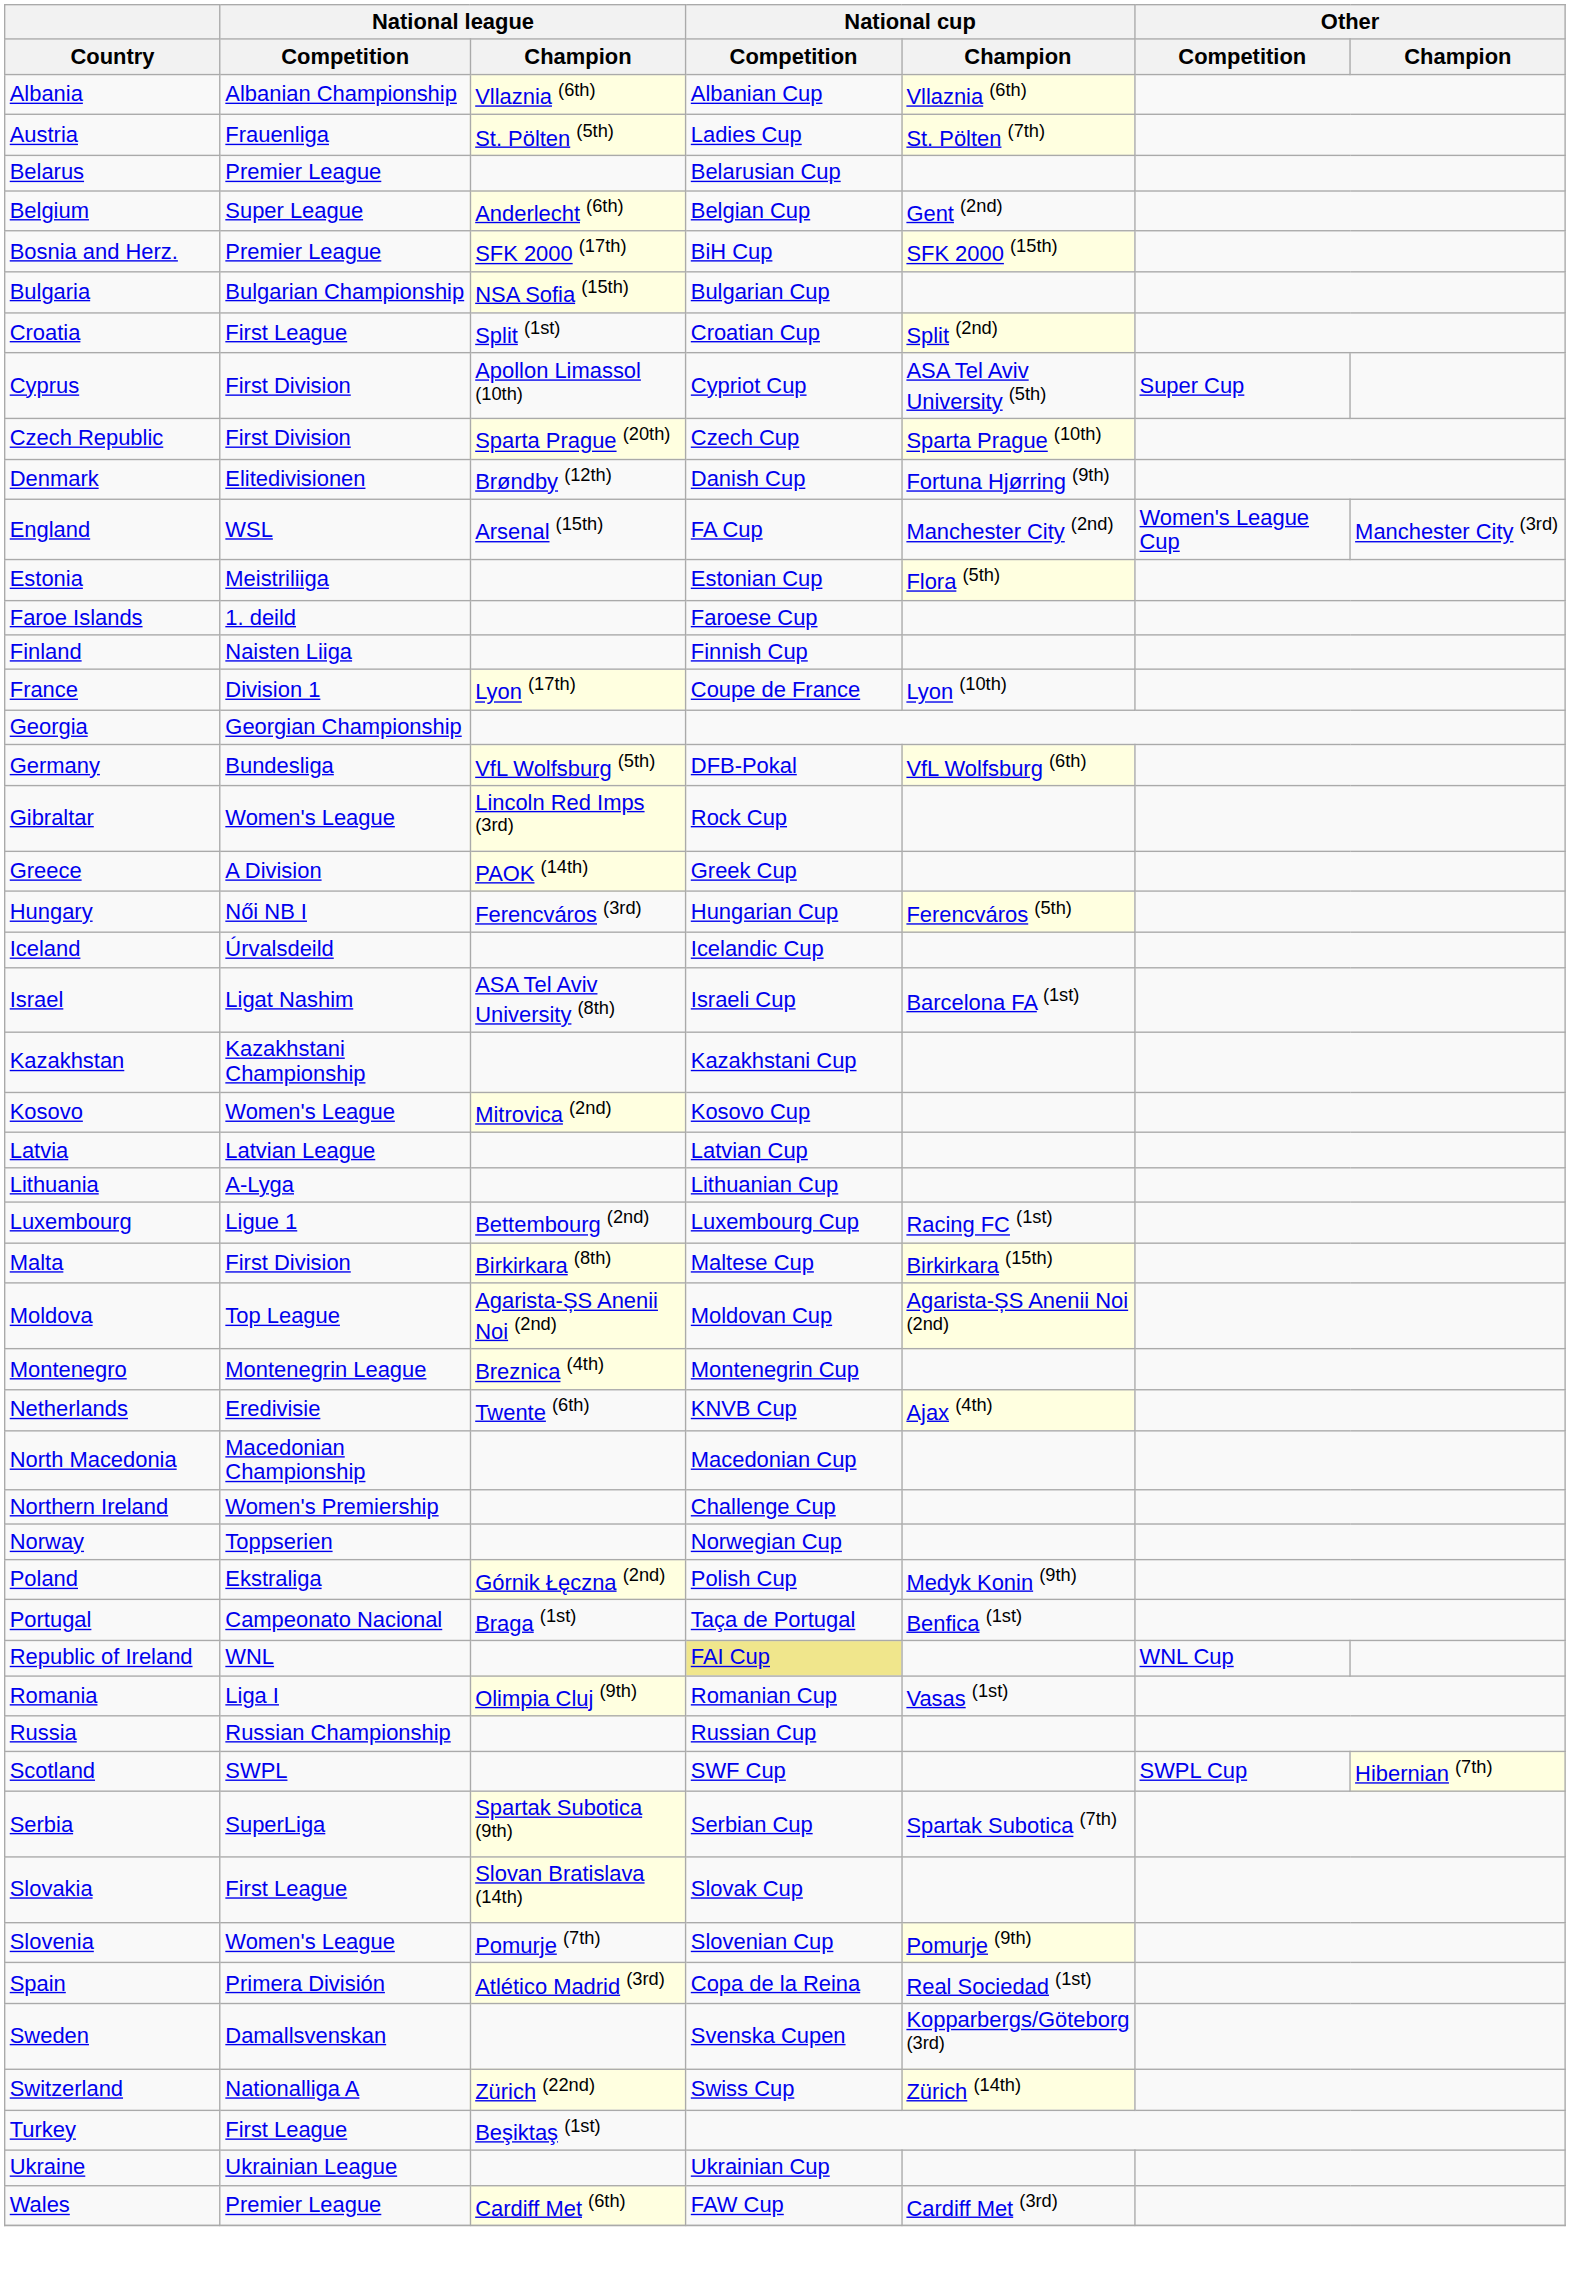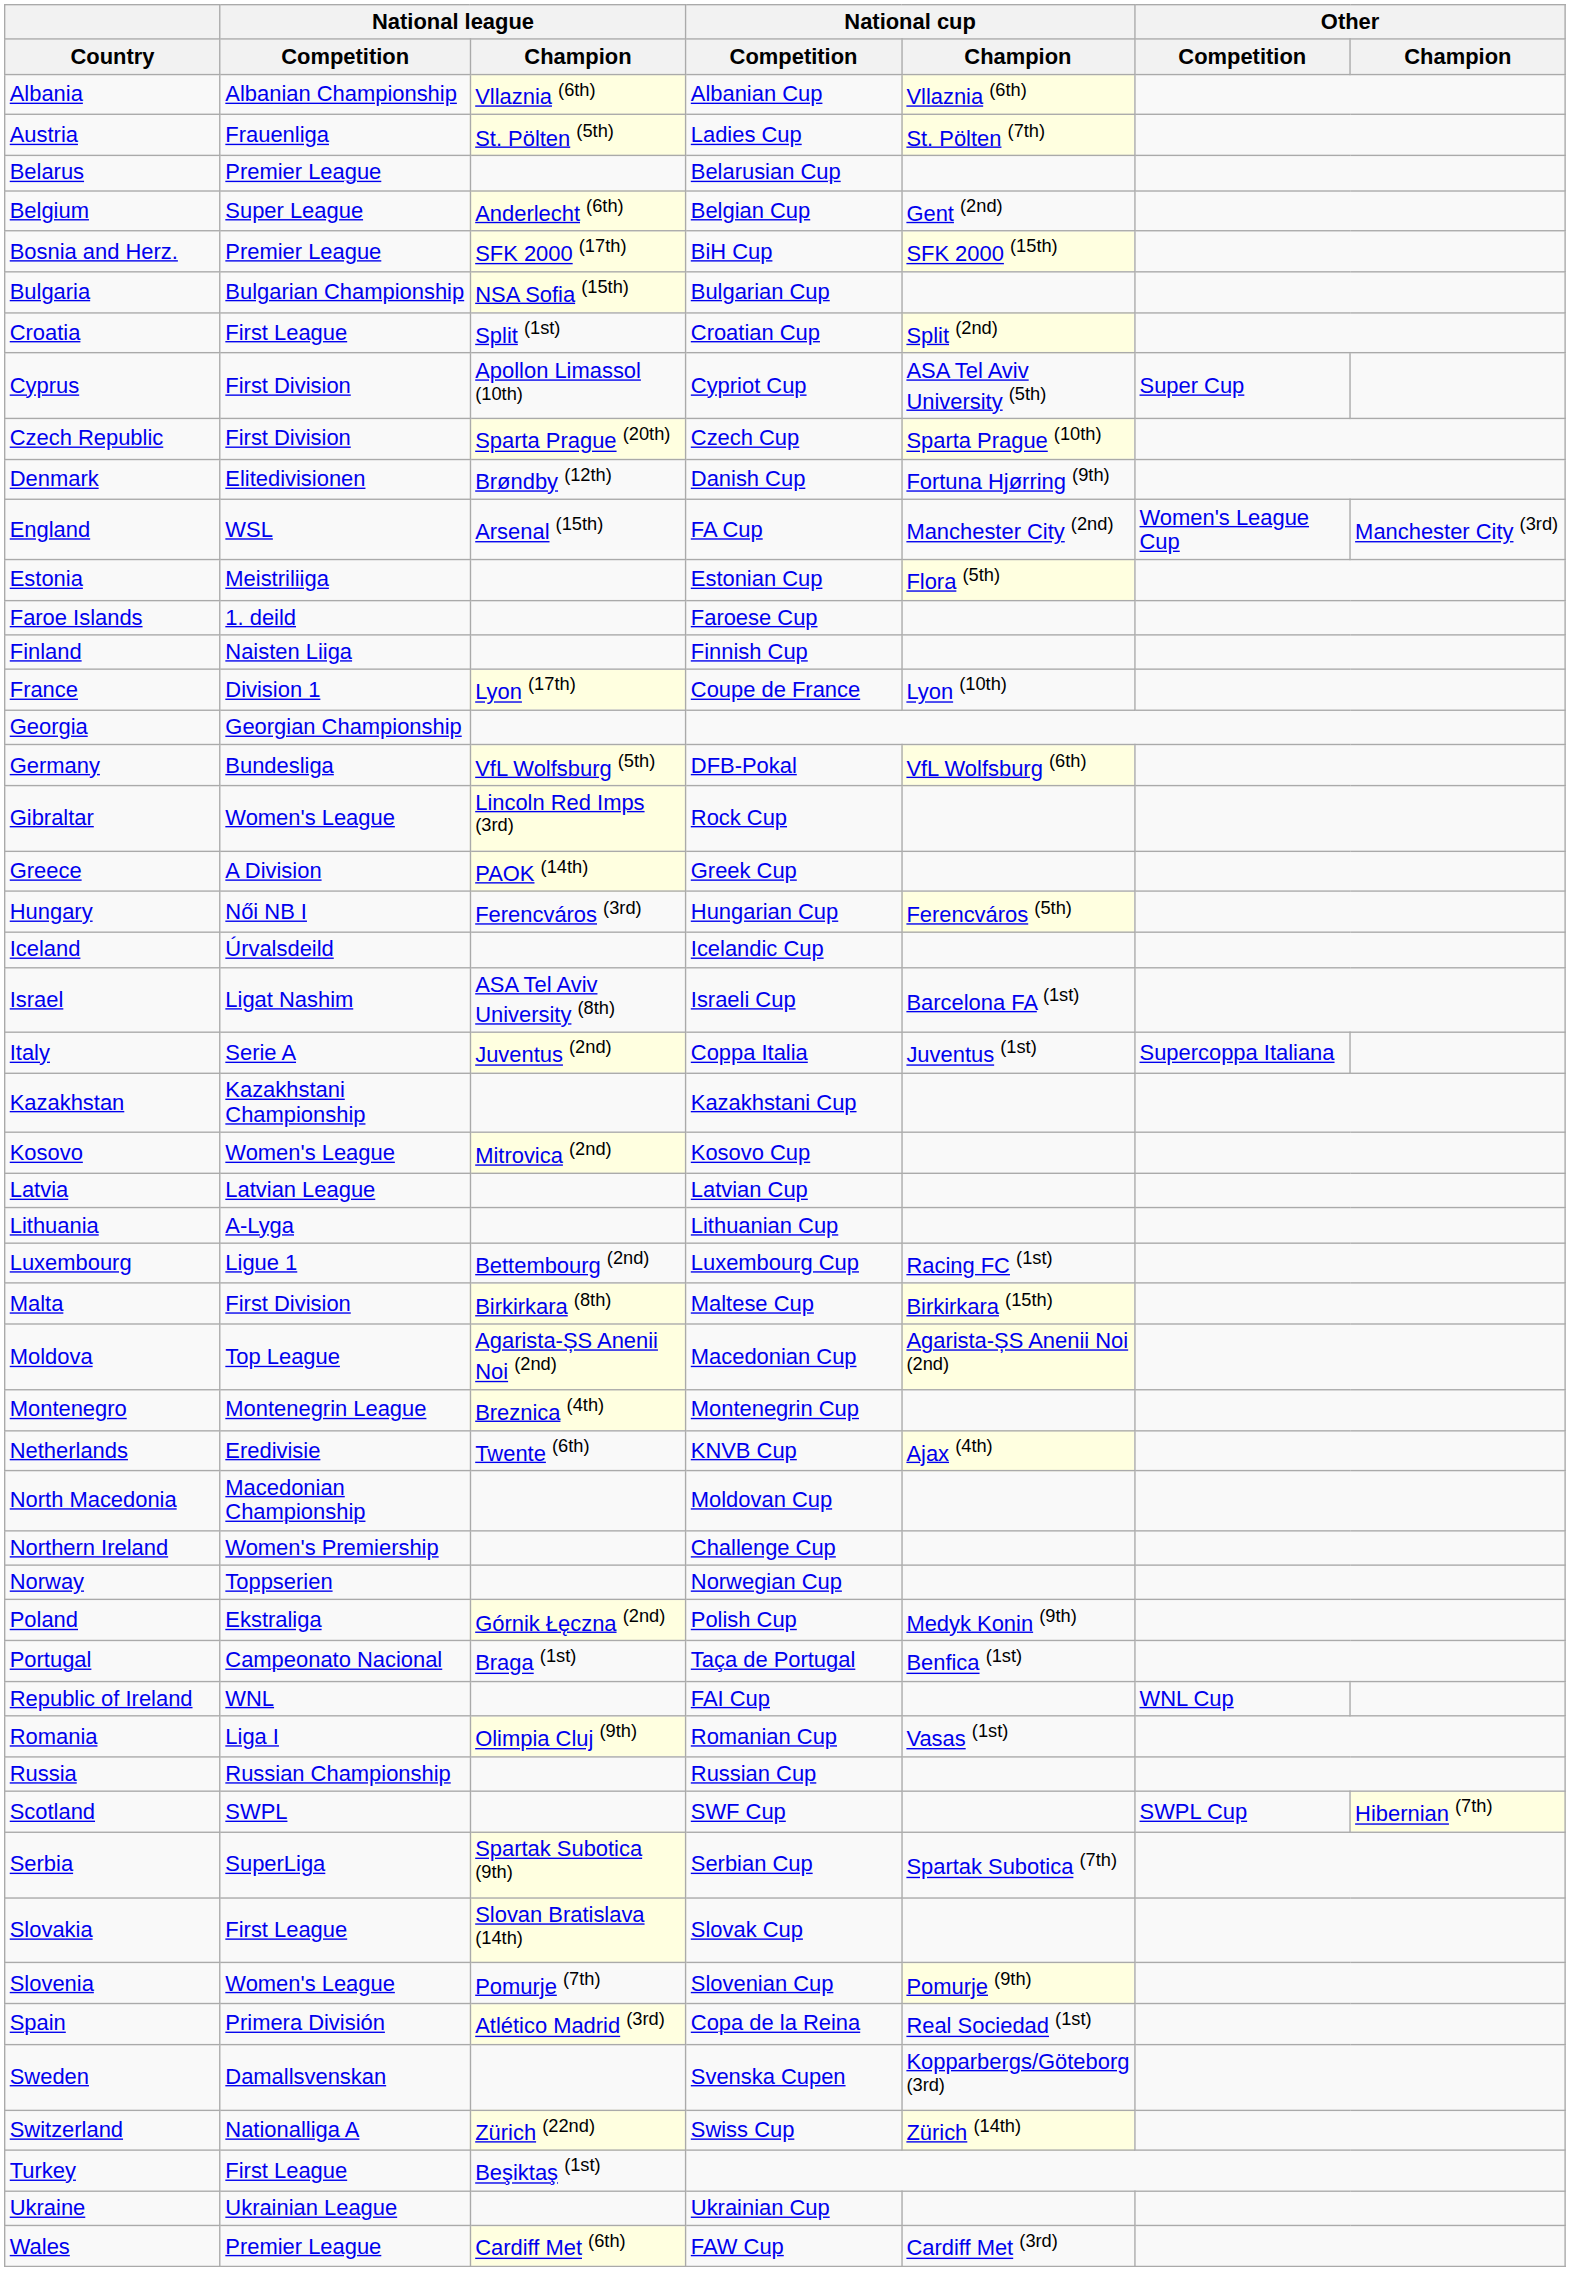+ row: (30, 1052)
(761, 1316) Moldovan Cup -> (774, 1356) Macedonian Cup
(774, 1459) Macedonian Cup -> (761, 1500) Moldovan Cup
(730, 1657) khaki background -> (730, 1698) no background
